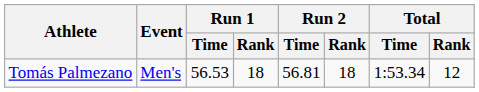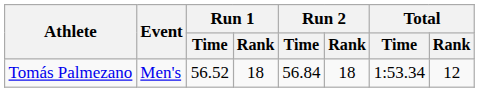(210, 73) 56.53 -> (210, 73) 56.52
(301, 73) 56.81 -> (301, 73) 56.84
